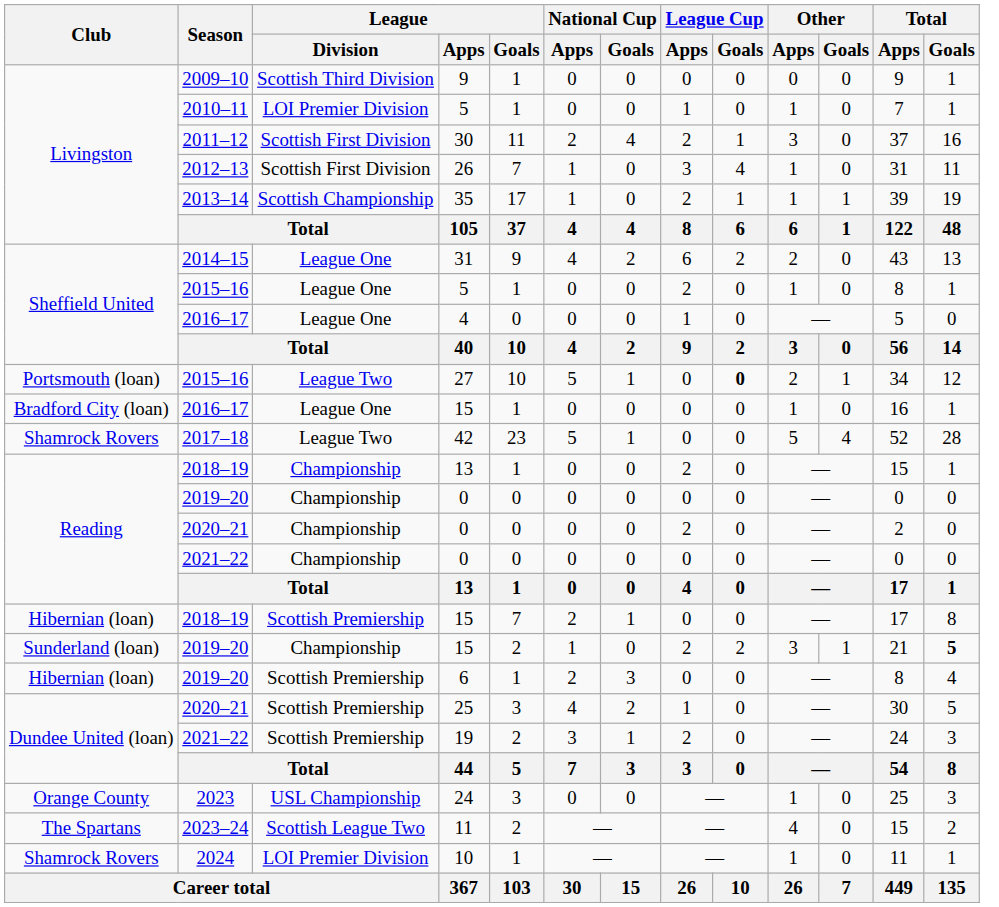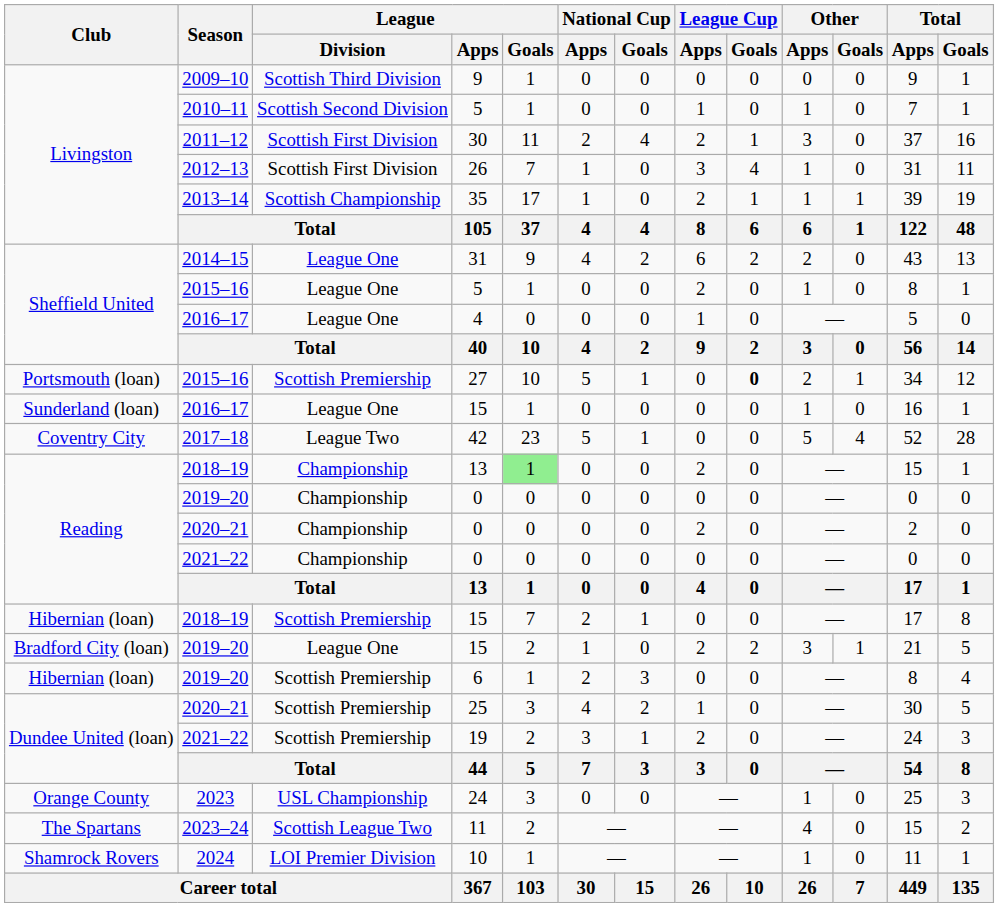(346, 109) LOI Premier Division -> (353, 109) Scottish Second Division
(346, 378) League Two -> (352, 378) Scottish Premiership
(91, 408) Bradford City (loan) -> (91, 408) Sunderland (loan)
(91, 438) Shamrock Rovers -> (91, 438) Coventry City
(516, 468) no background -> (530, 468) lightgreen background
(91, 648) Sunderland (loan) -> (91, 648) Bradford City (loan)
(346, 648) Championship -> (352, 648) League One
(952, 648) bold -> (966, 648) normal
